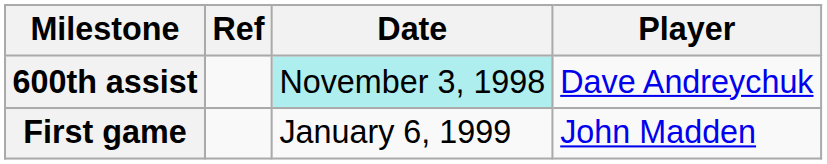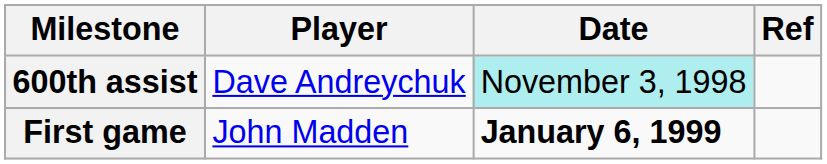columns swapped: (687, 30) <-> (238, 30)
(395, 132) normal -> (601, 132) bold
